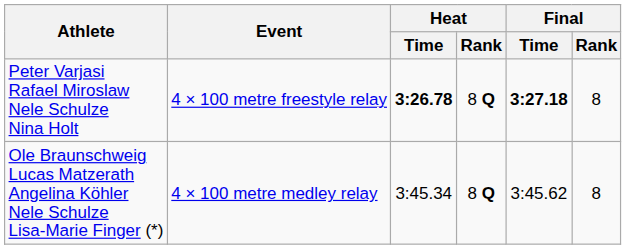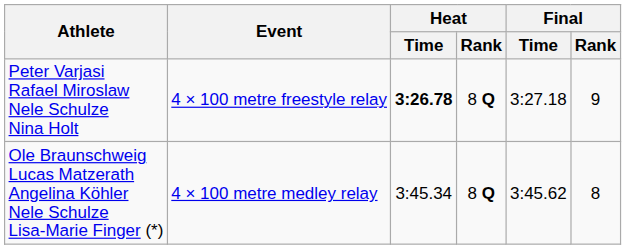(539, 100) bold -> (538, 100) normal
(596, 100) 8 -> (595, 100) 9
